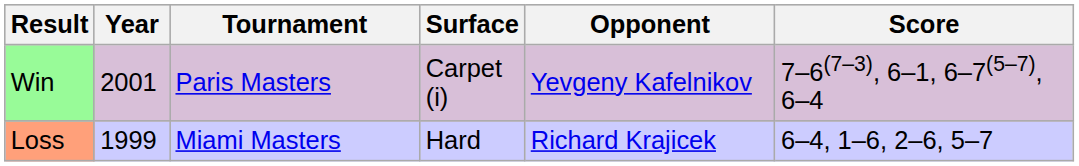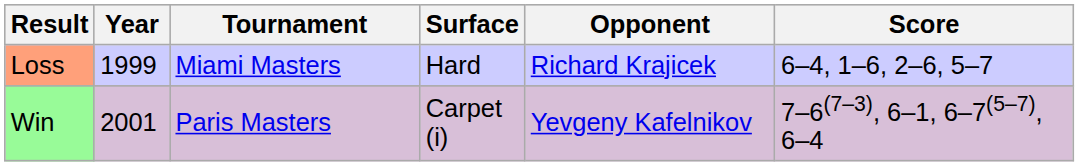rows swapped: (38, 140) <-> (33, 82)
